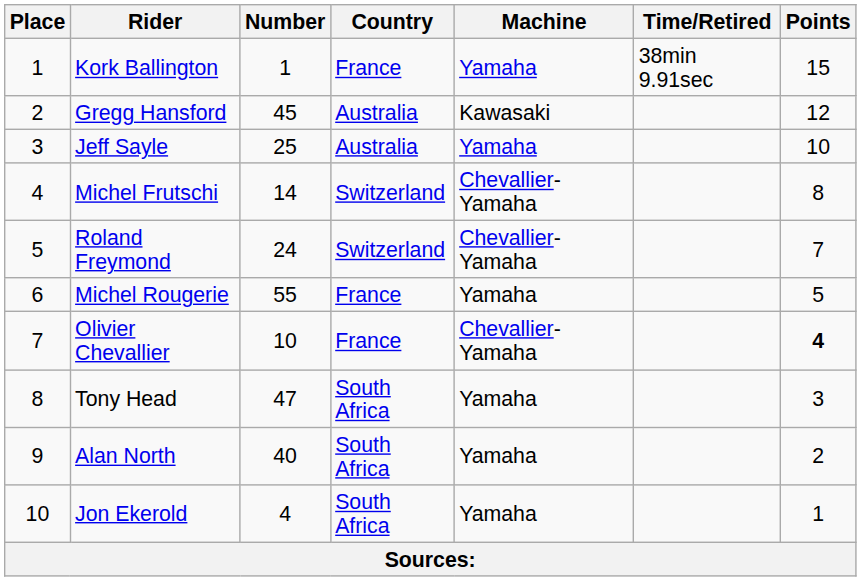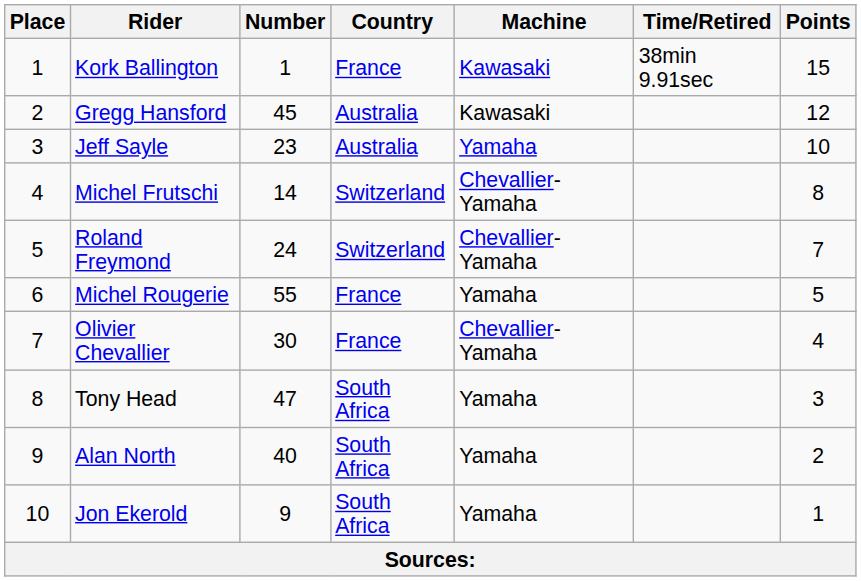(498, 67) Yamaha -> (505, 67) Kawasaki
(285, 147) 25 -> (285, 147) 23
(285, 341) 10 -> (285, 341) 30
(818, 341) bold -> (818, 341) normal
(285, 513) 4 -> (285, 513) 9
